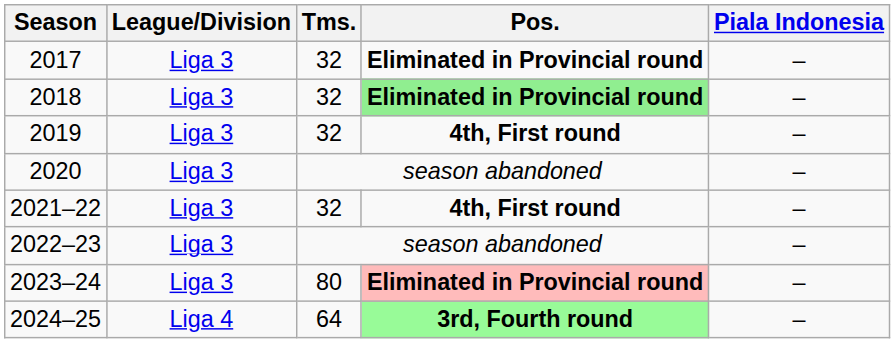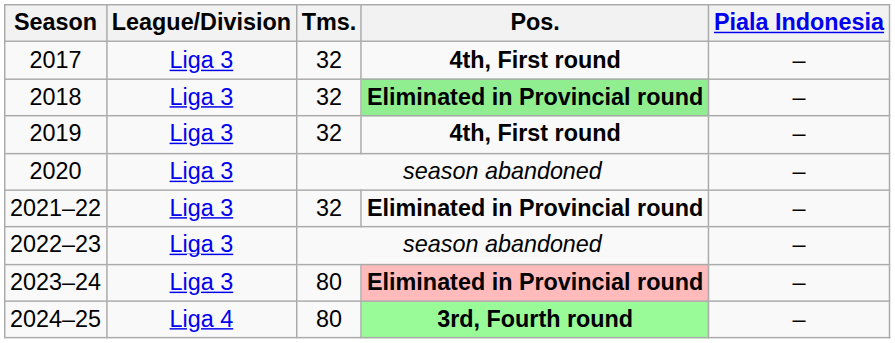(535, 60) Eliminated in Provincial round -> (535, 60) 4th, First round
(535, 208) 4th, First round -> (535, 208) Eliminated in Provincial round
(329, 319) 64 -> (329, 319) 80
